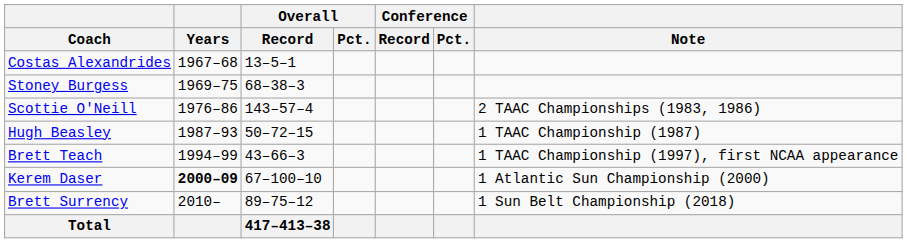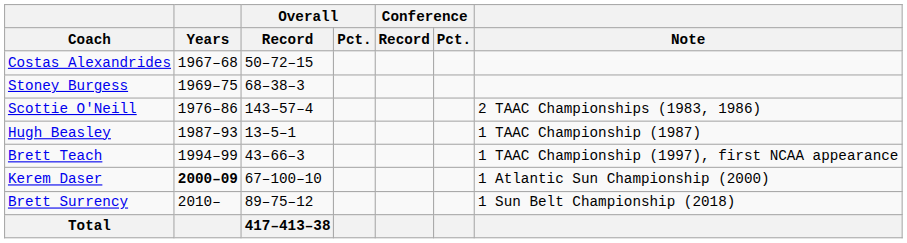(270, 63) 13–5–1 -> (279, 63) 50–72–15
(279, 133) 50–72–15 -> (270, 133) 13–5–1
